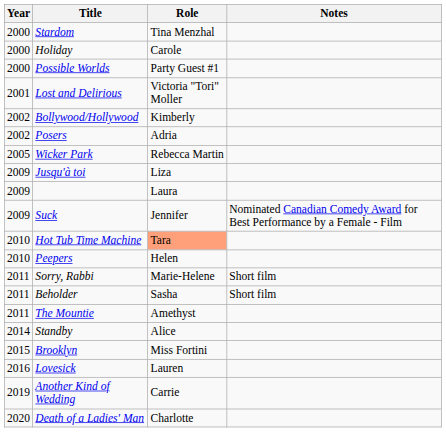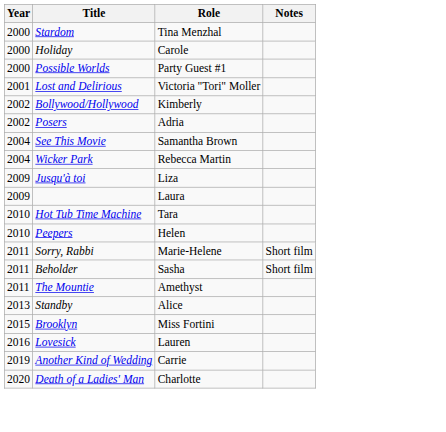+ row: (71, 141)
(19, 154) 2005 -> (19, 159) 2004
- row: (46, 215)
(161, 240) lightsalmon background -> (168, 214) no background
(19, 331) 2014 -> (19, 305) 2013
